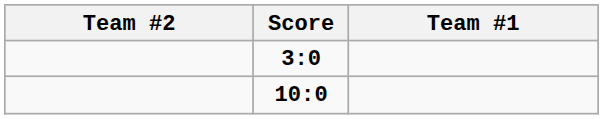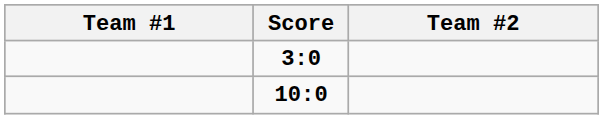columns swapped: (473, 23) <-> (129, 23)
